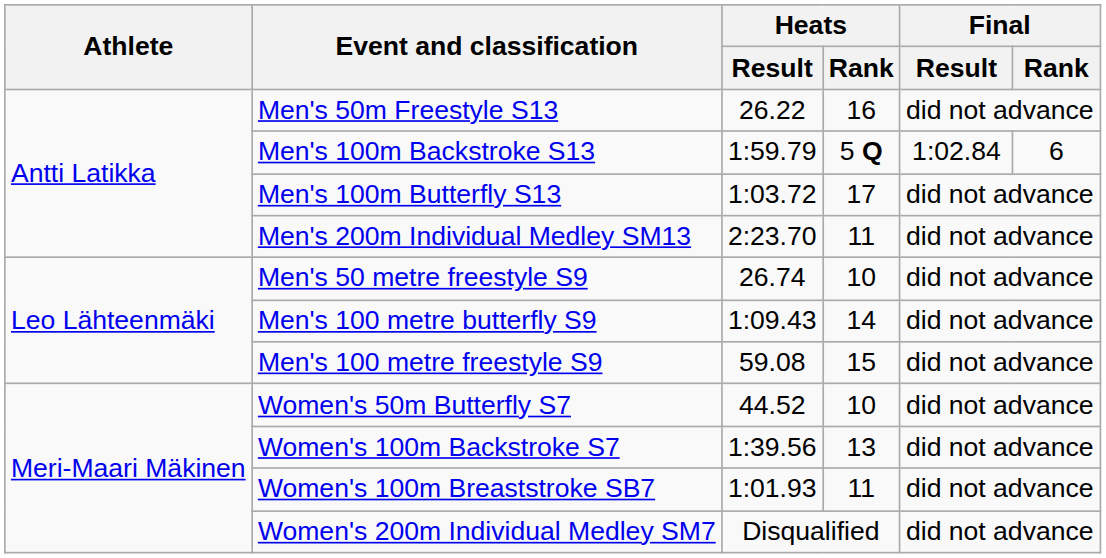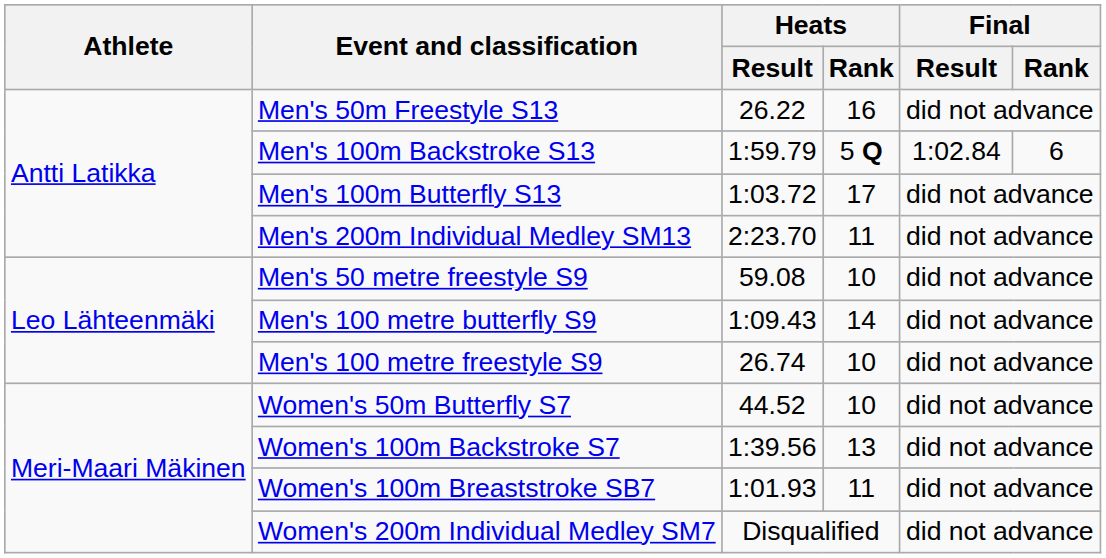(772, 278) 26.74 -> (772, 278) 59.08
(772, 362) 59.08 -> (772, 362) 26.74
(861, 362) 15 -> (861, 362) 10
